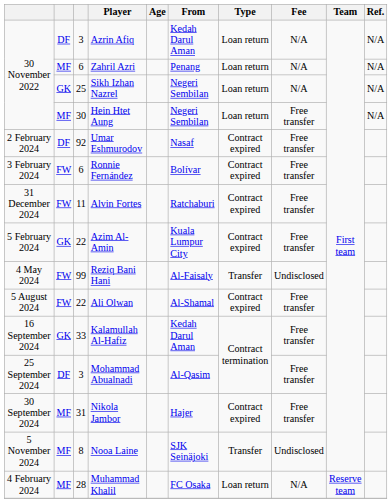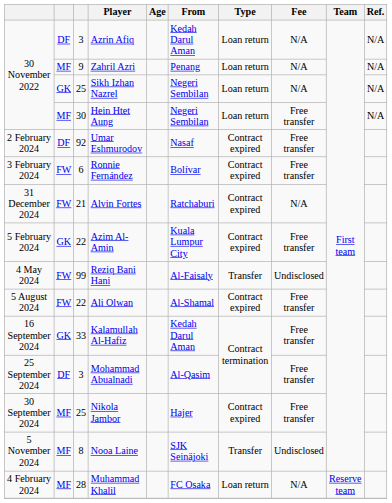(81, 67) 6 -> (81, 67) 9
(81, 203) 11 -> (81, 203) 21
(299, 203) Free transfer -> (299, 203) N/A
(81, 413) 31 -> (81, 413) 25
